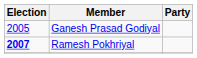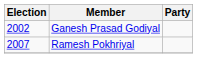(18, 28) 2005 -> (18, 28) 2002
(18, 45) bold -> (18, 45) normal
